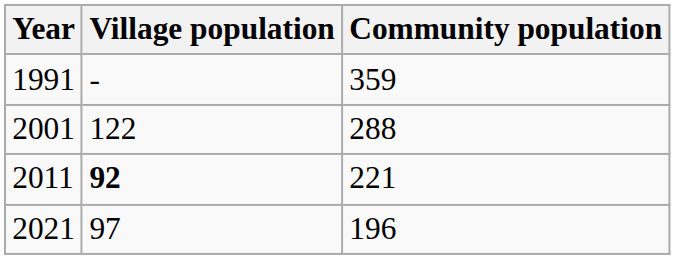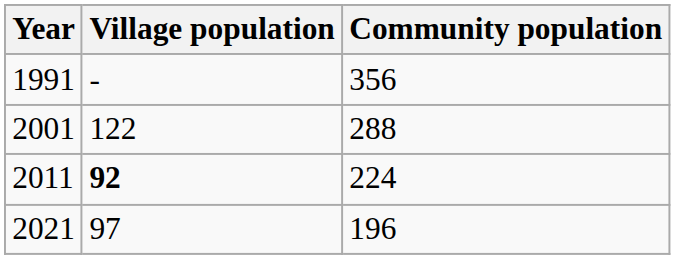(373, 79) 359 -> (373, 79) 356
(373, 178) 221 -> (373, 178) 224
